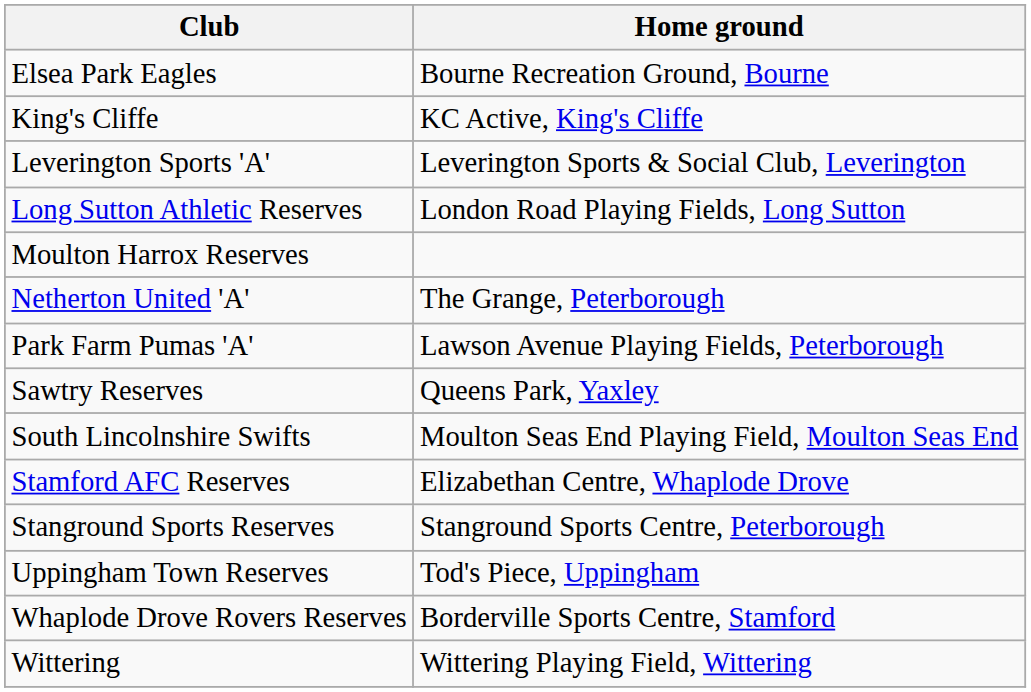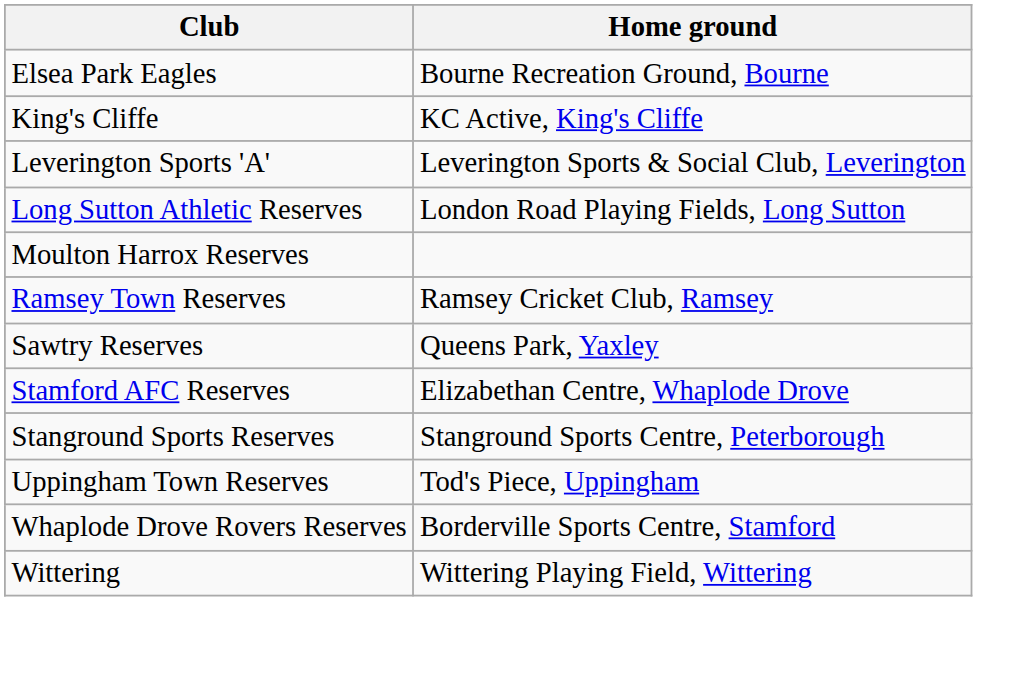- row: (130, 299)
- row: (132, 345)
+ row: (149, 299)
- row: (161, 436)
